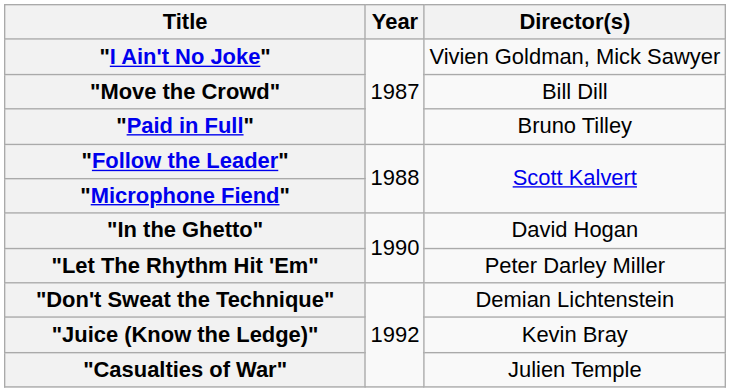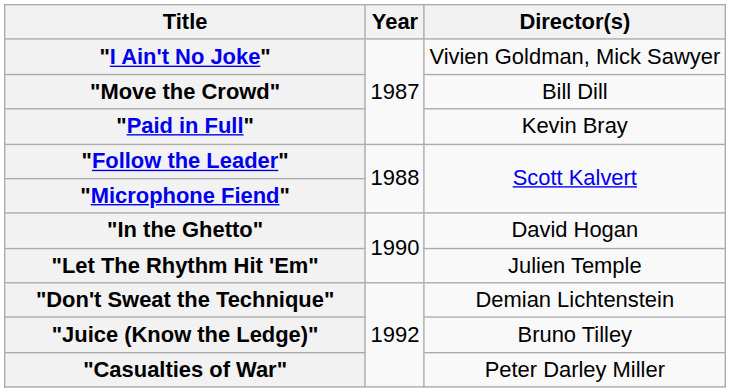(575, 126) Bruno Tilley -> (575, 126) Kevin Bray
(575, 265) Peter Darley Miller -> (575, 265) Julien Temple
(575, 334) Kevin Bray -> (575, 334) Bruno Tilley
(575, 369) Julien Temple -> (575, 369) Peter Darley Miller
